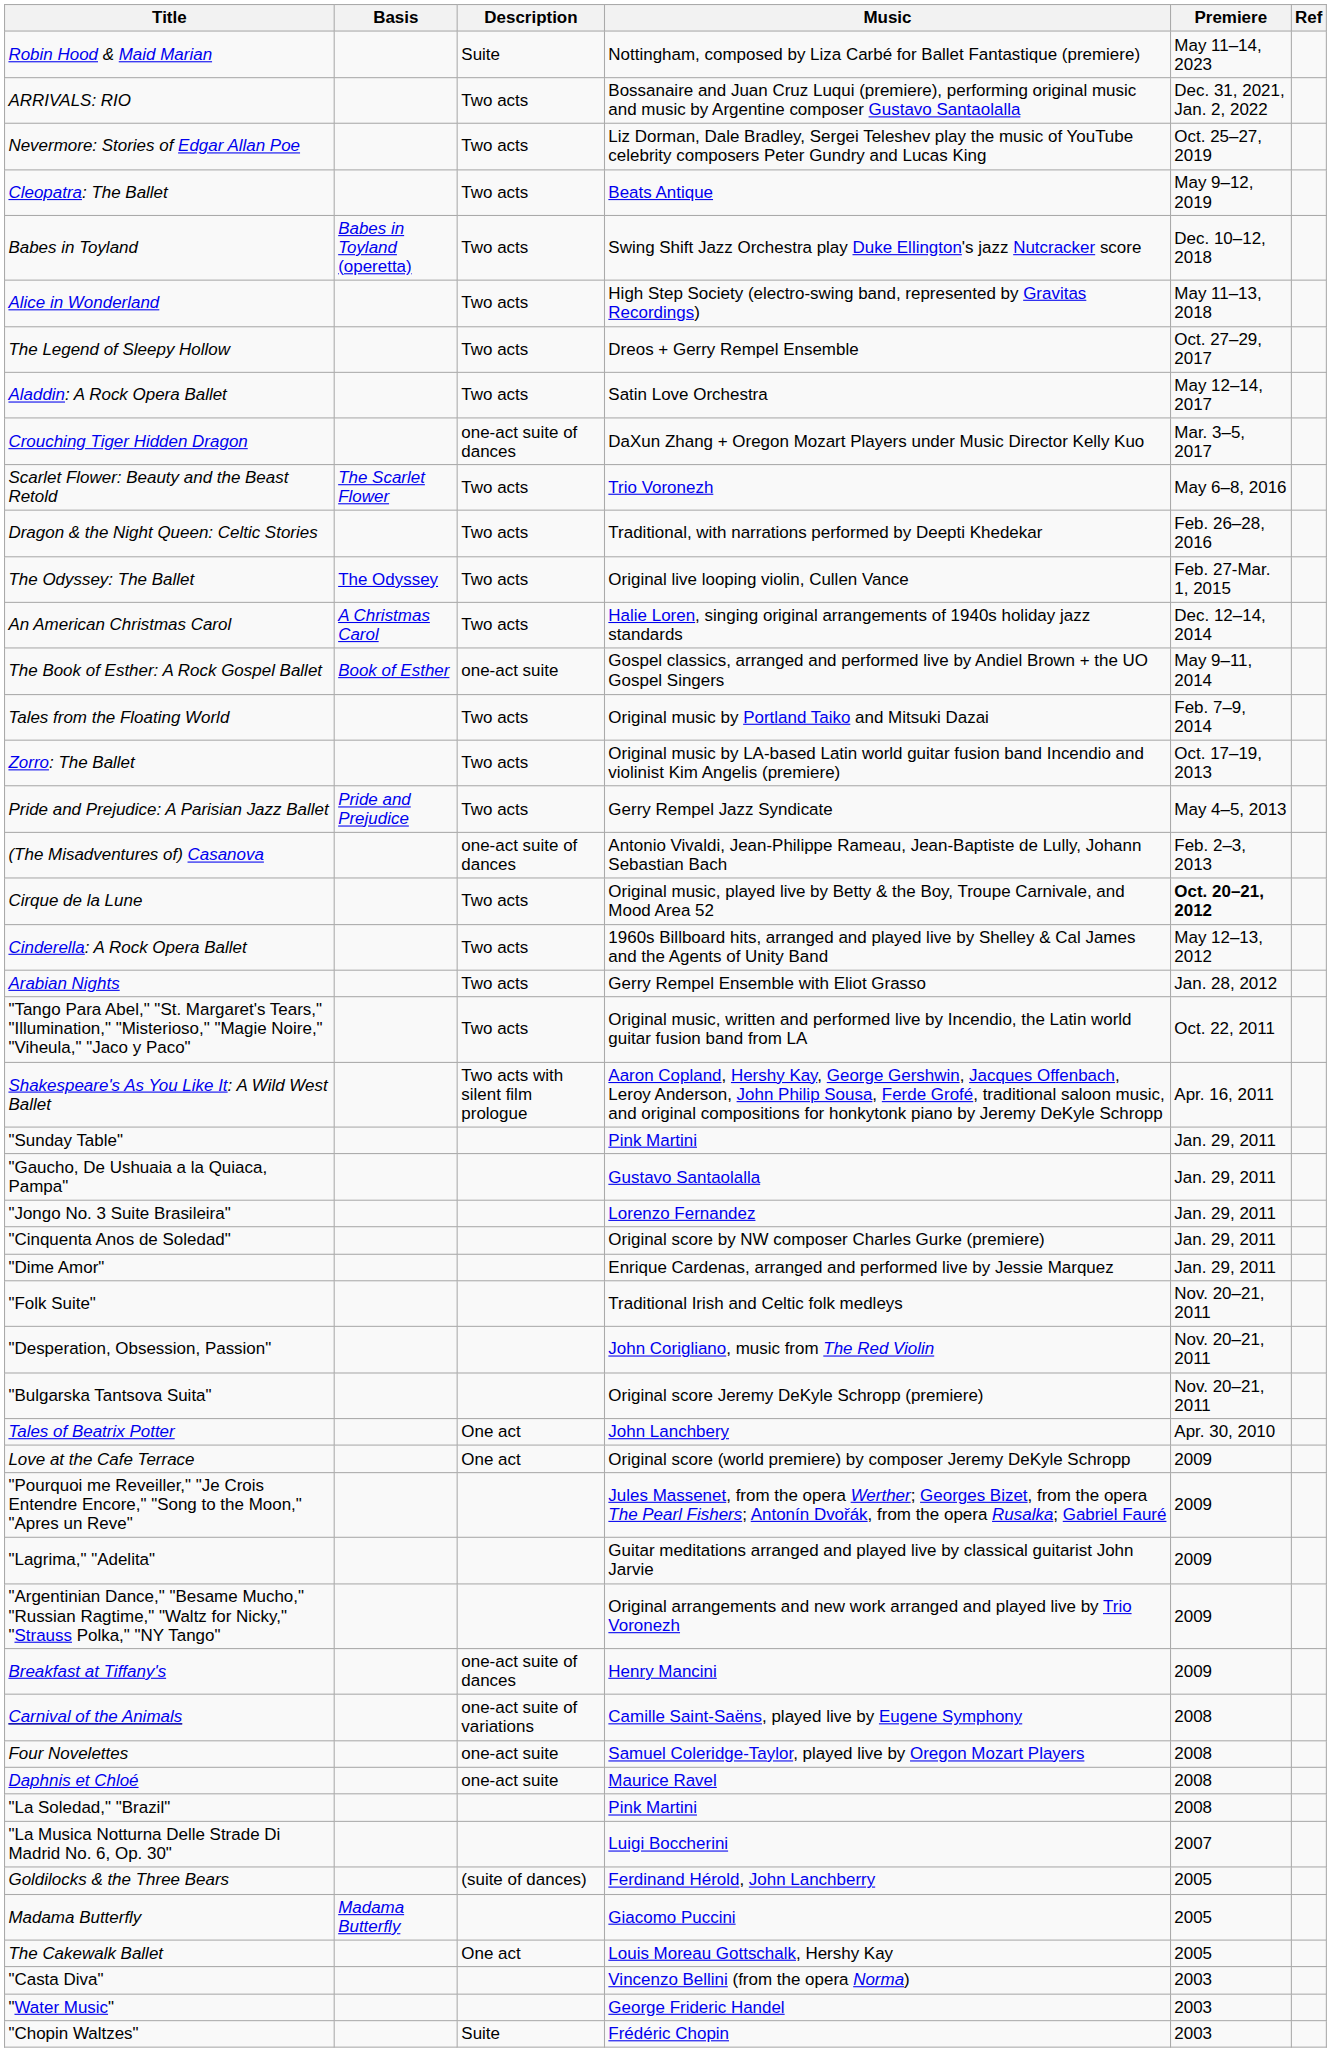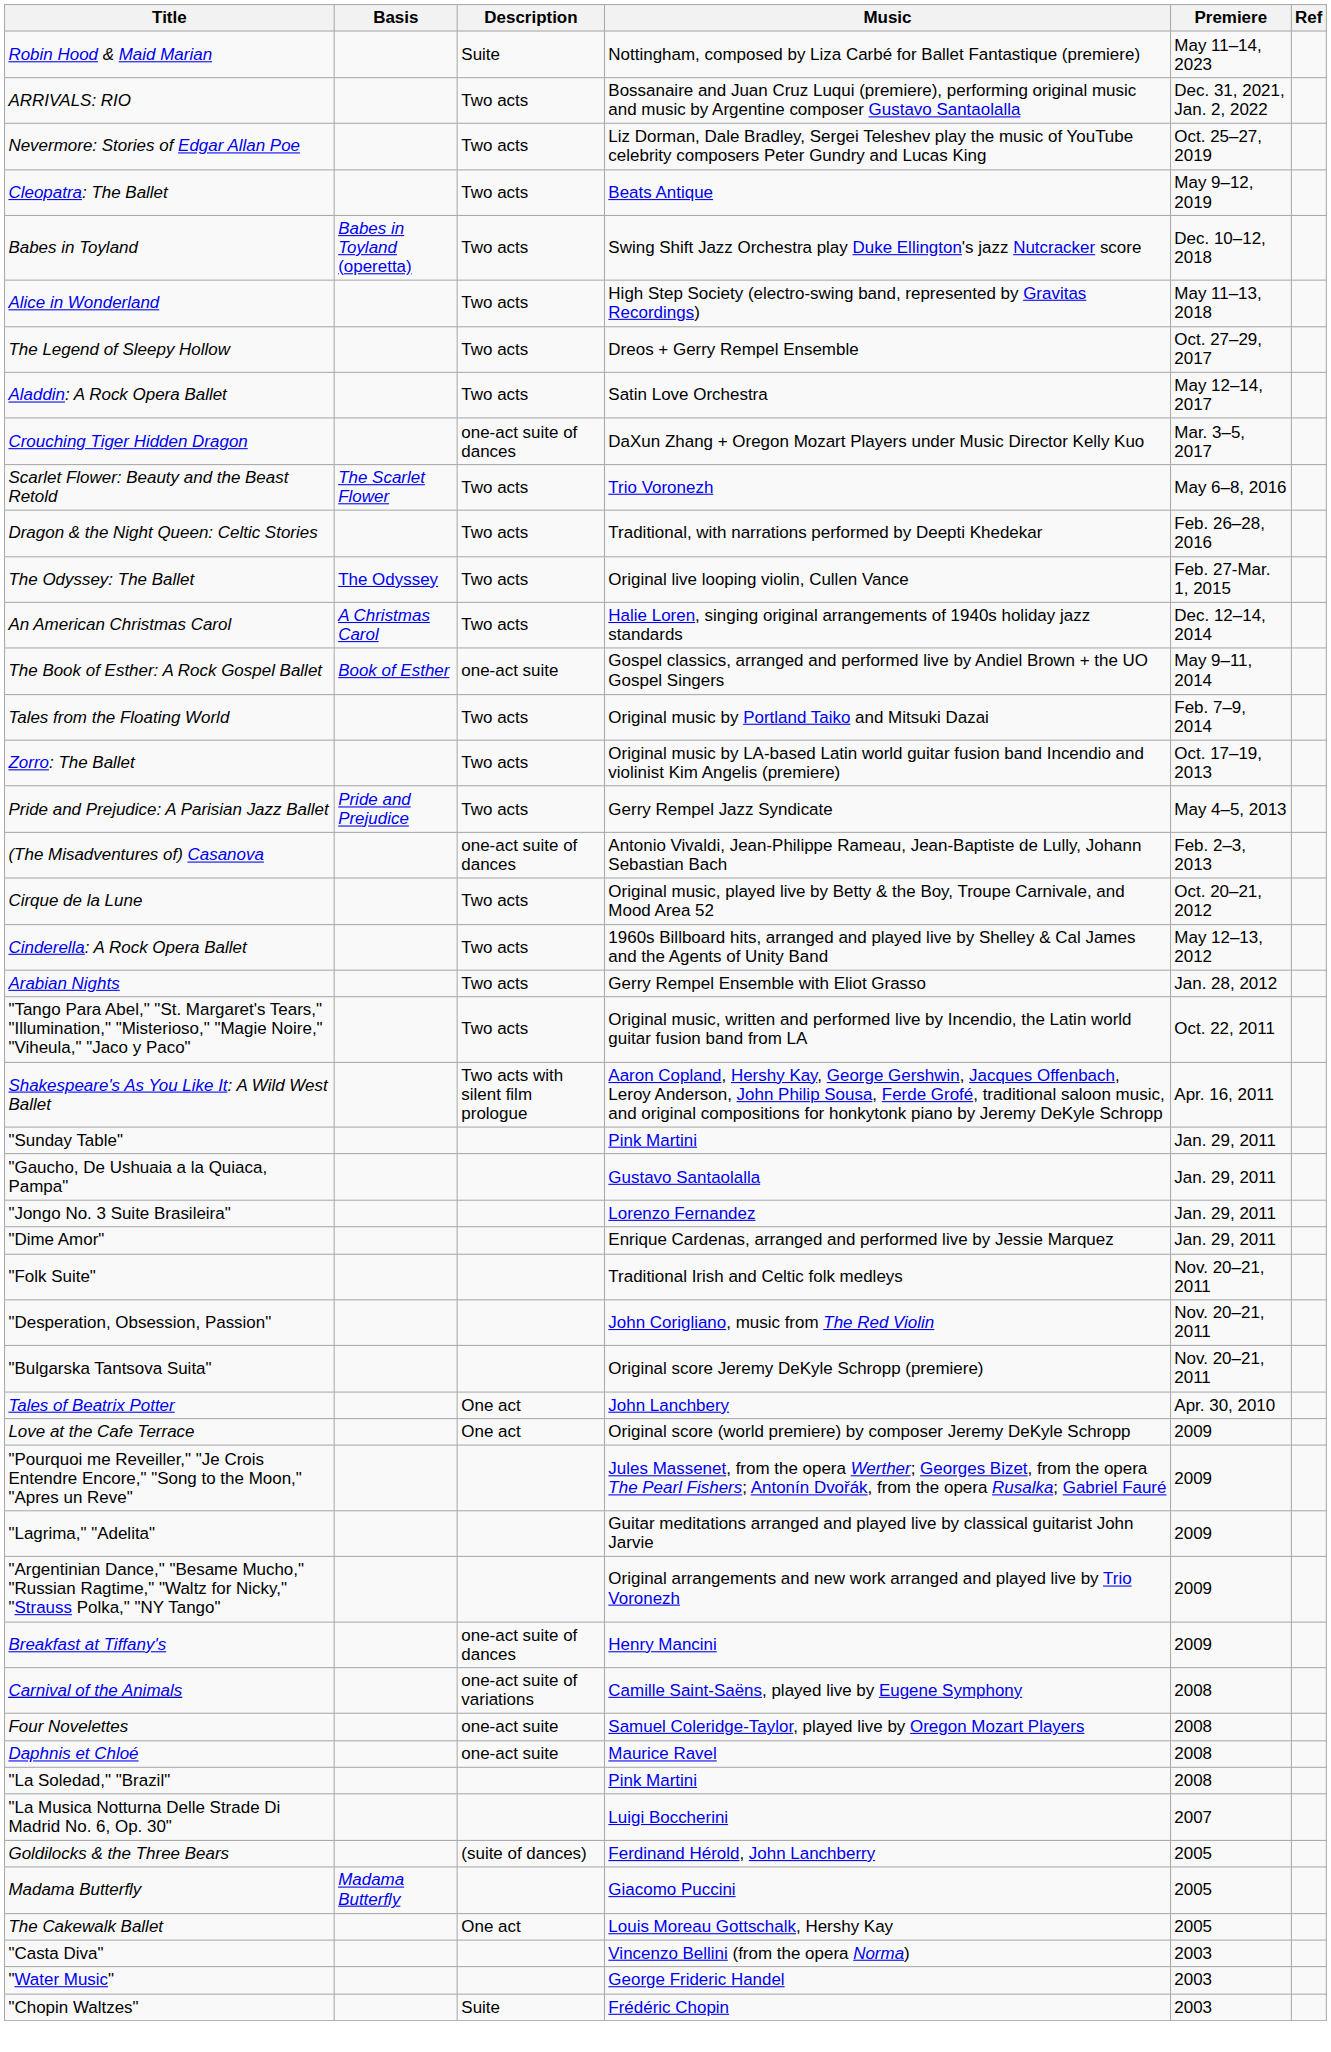(1219, 901) bold -> (1218, 901) normal
- row: (120, 1240)
